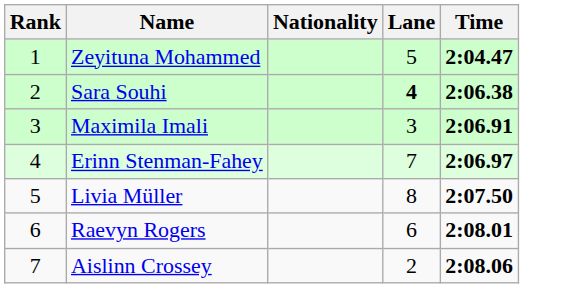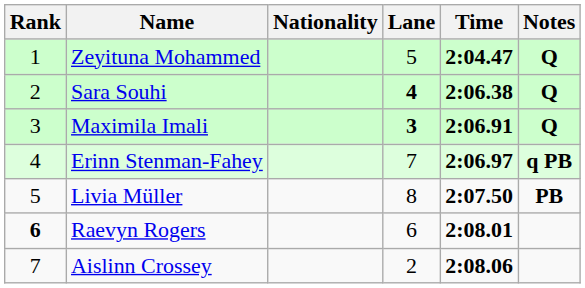+ column: (549, 21)
(411, 126) normal -> (411, 126) bold
(35, 230) normal -> (35, 230) bold
